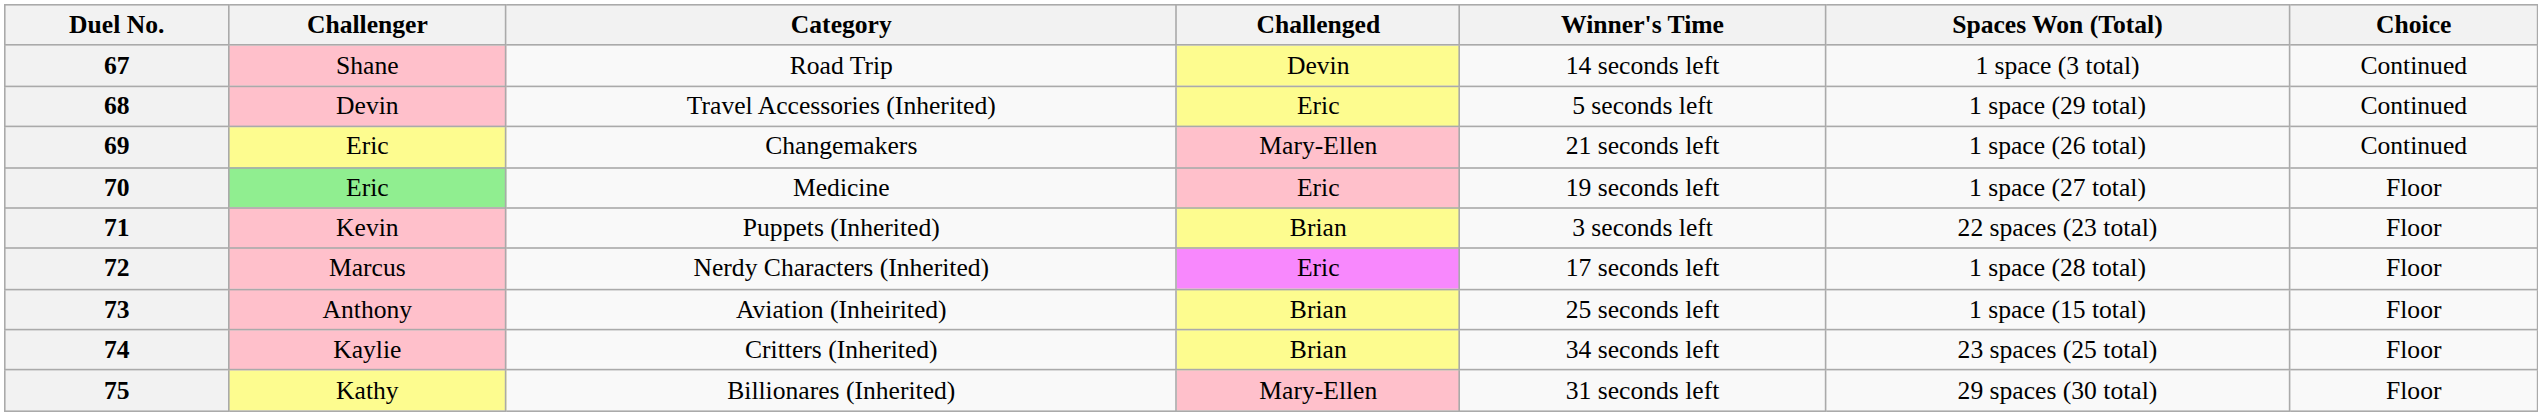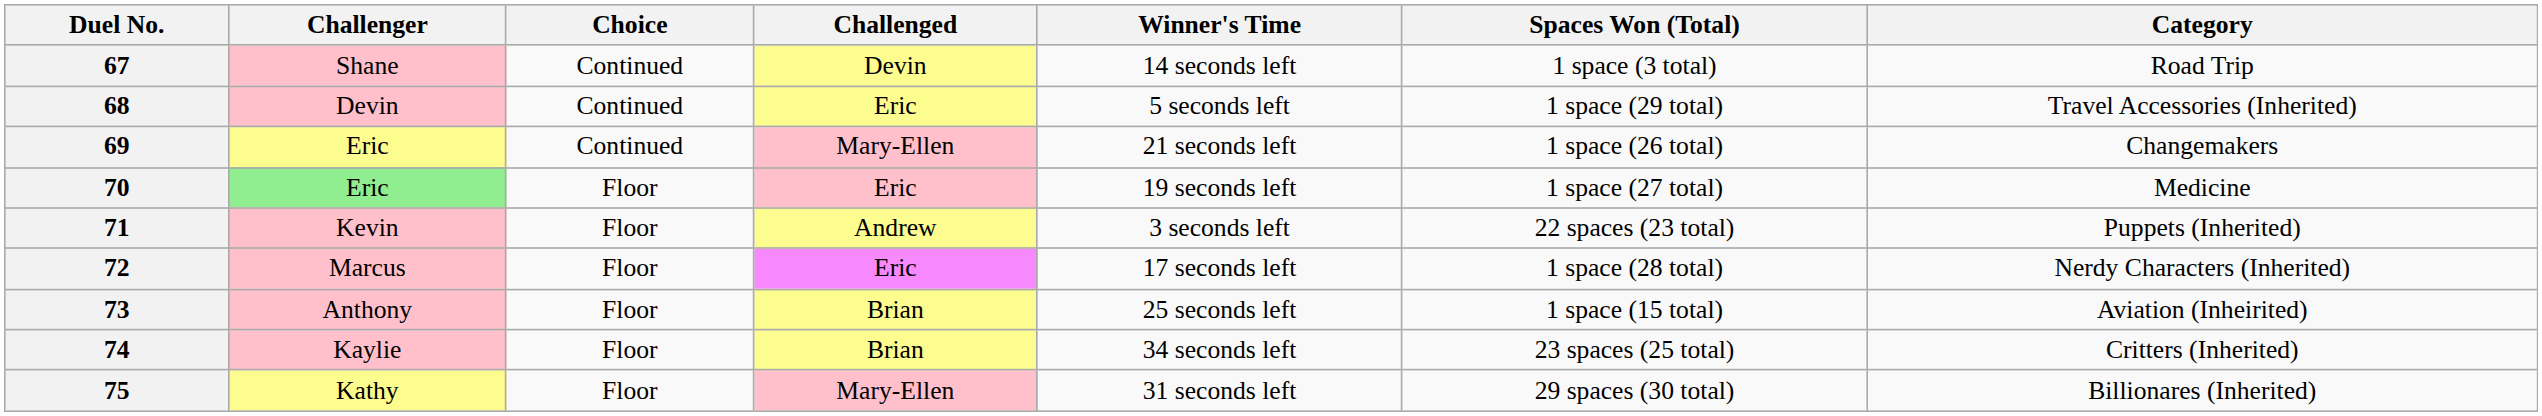columns swapped: (841, 24) <-> (2414, 24)
(1318, 227) Brian -> (895, 227) Andrew
